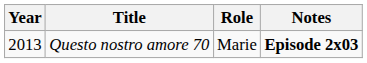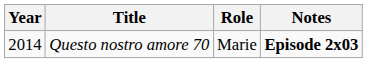(25, 44) 2013 -> (25, 44) 2014
